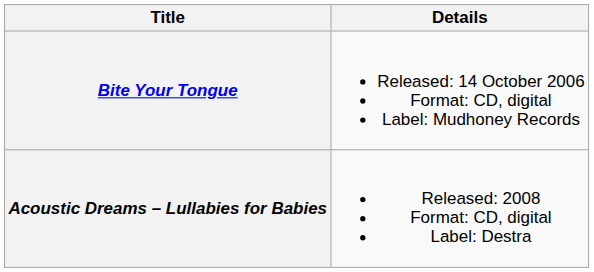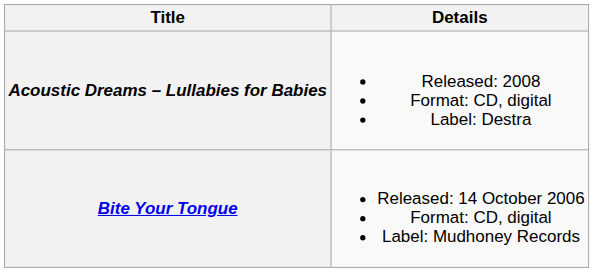rows swapped: (168, 90) <-> (168, 208)
